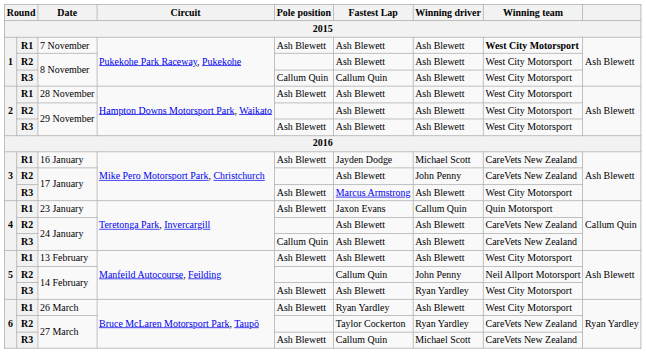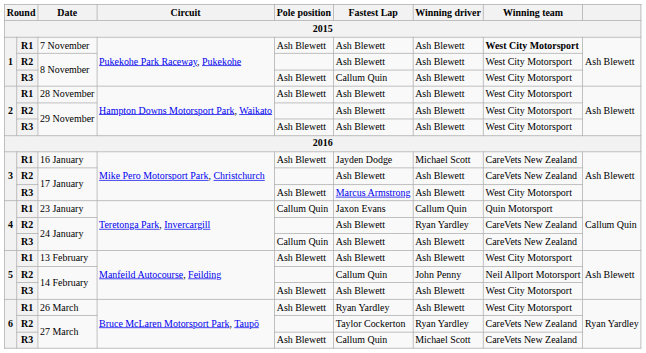(303, 77) Callum Quin -> (301, 77) Ash Blewett
(438, 176) John Penny -> (440, 176) Ash Blewett
(301, 208) Ash Blewett -> (303, 208) Callum Quin
(440, 225) Ash Blewett -> (442, 225) Ryan Yardley
(442, 290) Ryan Yardley -> (440, 290) Ash Blewett
